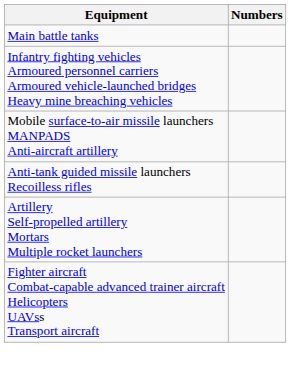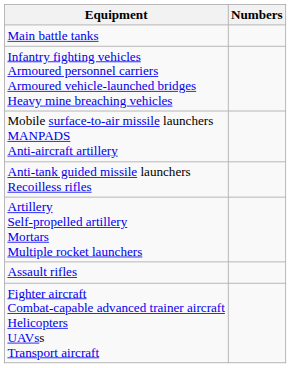+ row: (42, 272)
